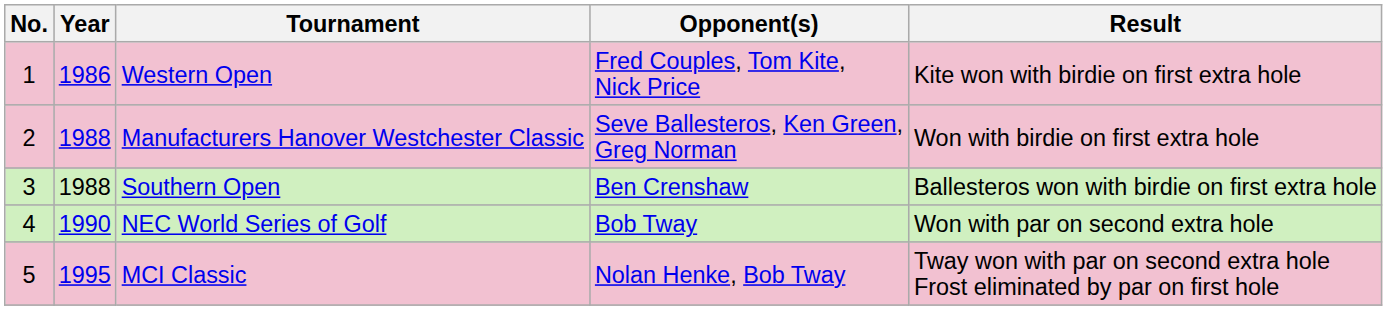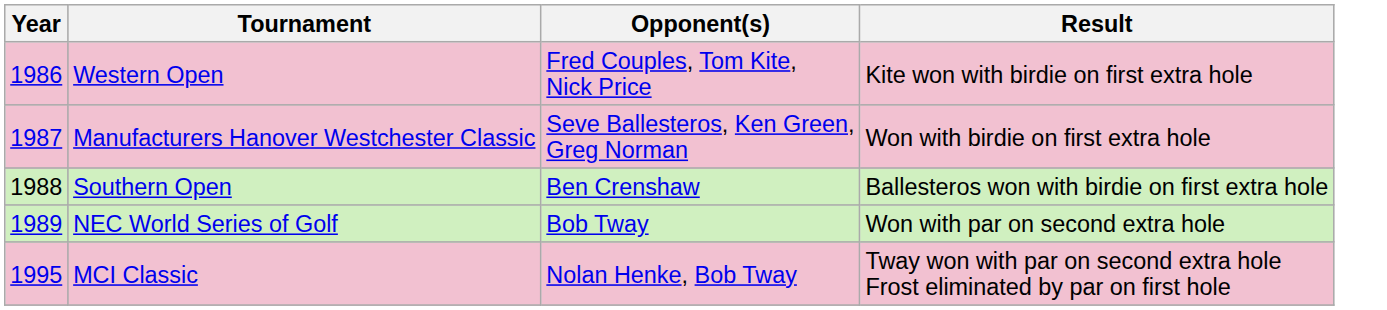- column: (29, 23)
(85, 137) 1988 -> (36, 137) 1987
(85, 224) 1990 -> (36, 224) 1989
